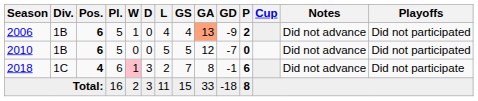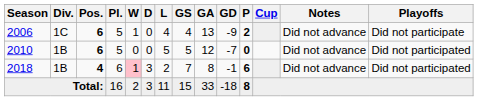(60, 31) 1B -> (61, 31) 1C
(208, 31) lightsalmon background -> (208, 31) no background
(421, 31) Did not participated -> (418, 31) Did not participate
(61, 68) 1C -> (60, 68) 1B
(418, 68) Did not participate -> (421, 68) Did not participated
